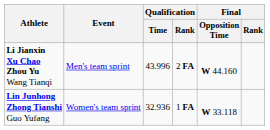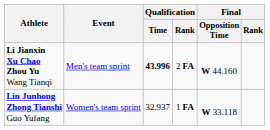(158, 66) normal -> (158, 66) bold
(158, 107) 32.936 -> (158, 107) 32.937
